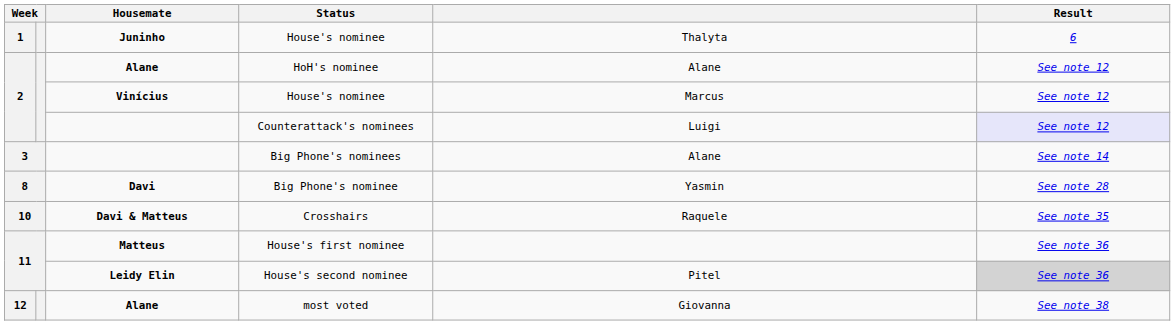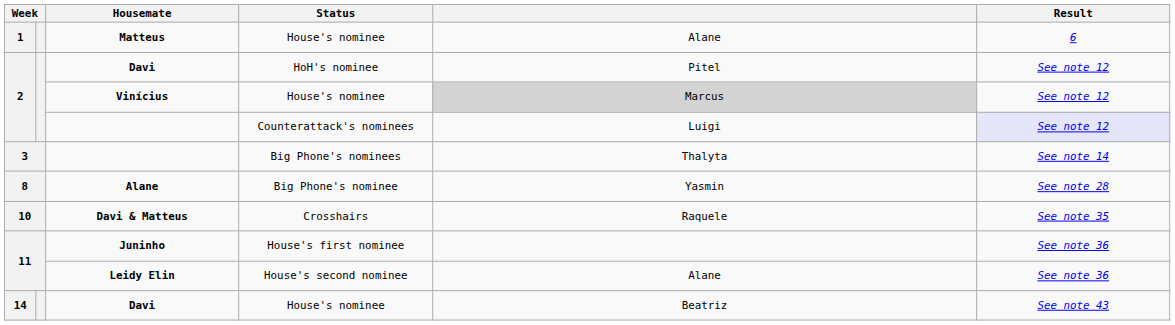(142, 37) Juninho -> (142, 37) Matteus
(705, 37) Thalyta -> (705, 37) Alane
(142, 67) Alane -> (142, 67) Davi
(705, 67) Alane -> (705, 67) Pitel
(705, 97) no background -> (705, 97) lightgrey background
(705, 157) Alane -> (705, 157) Thalyta
(142, 186) Davi -> (142, 186) Alane
(142, 246) Matteus -> (142, 246) Juninho
(705, 276) Pitel -> (705, 276) Alane
(1073, 276) lightgrey background -> (1073, 276) no background
- row: (20, 306)
+ row: (20, 306)
